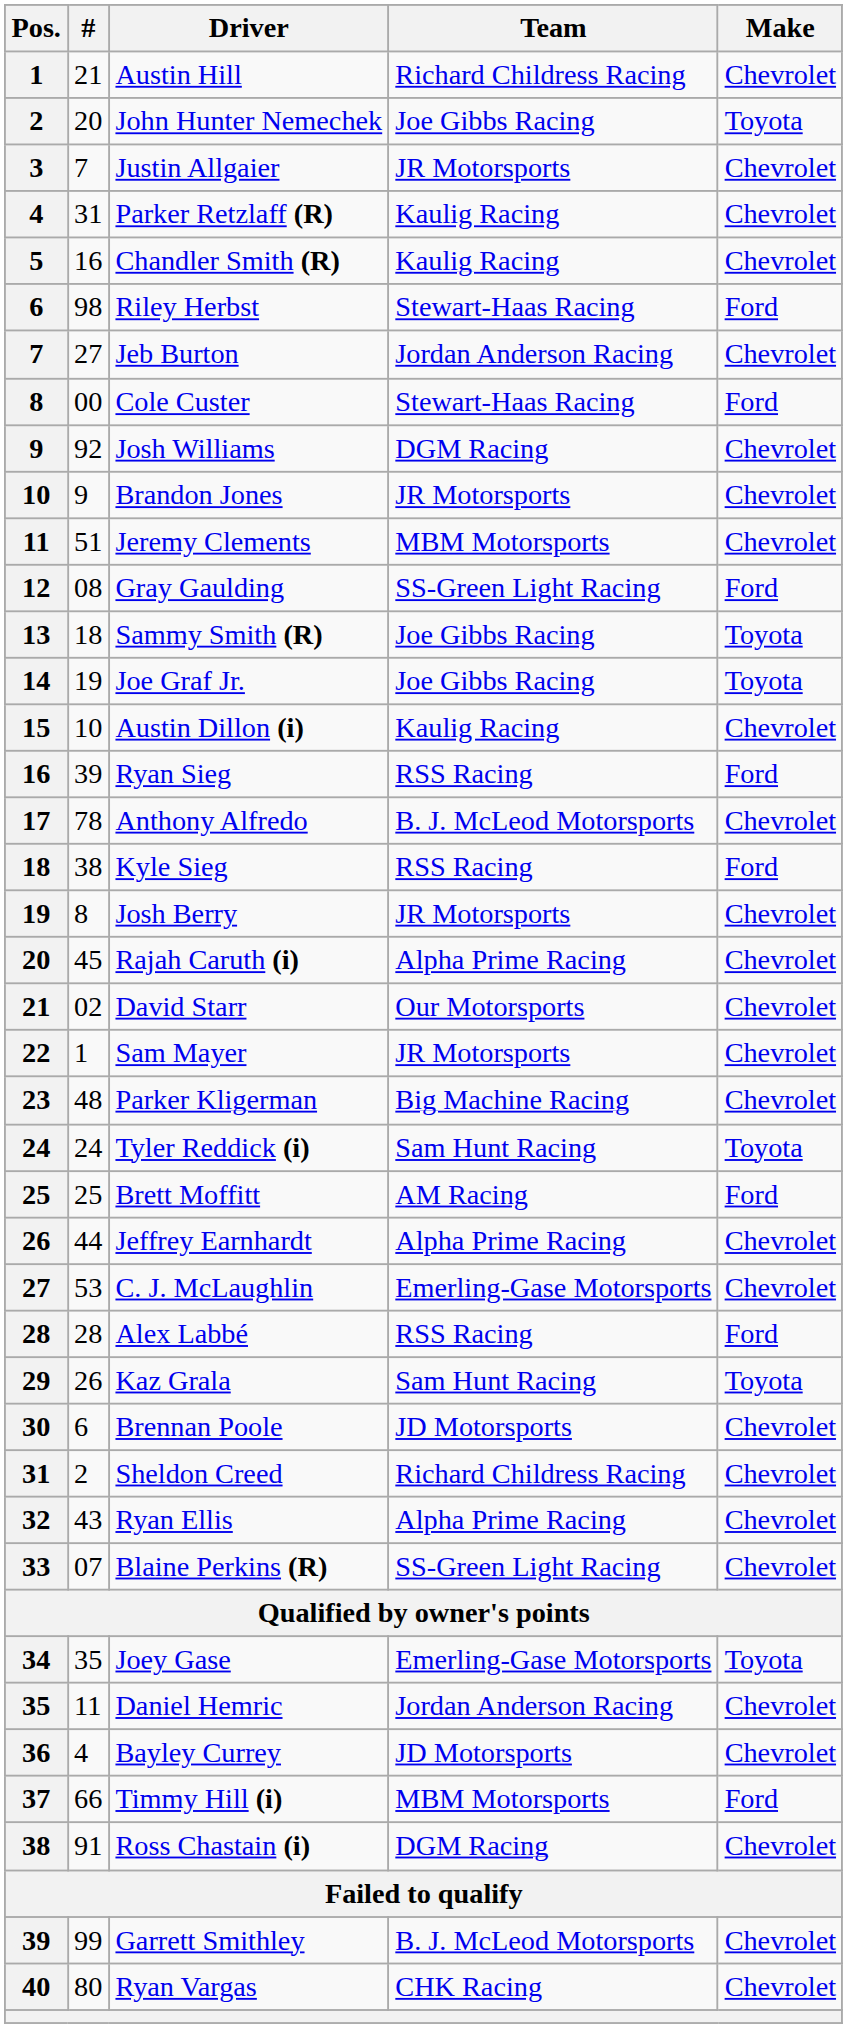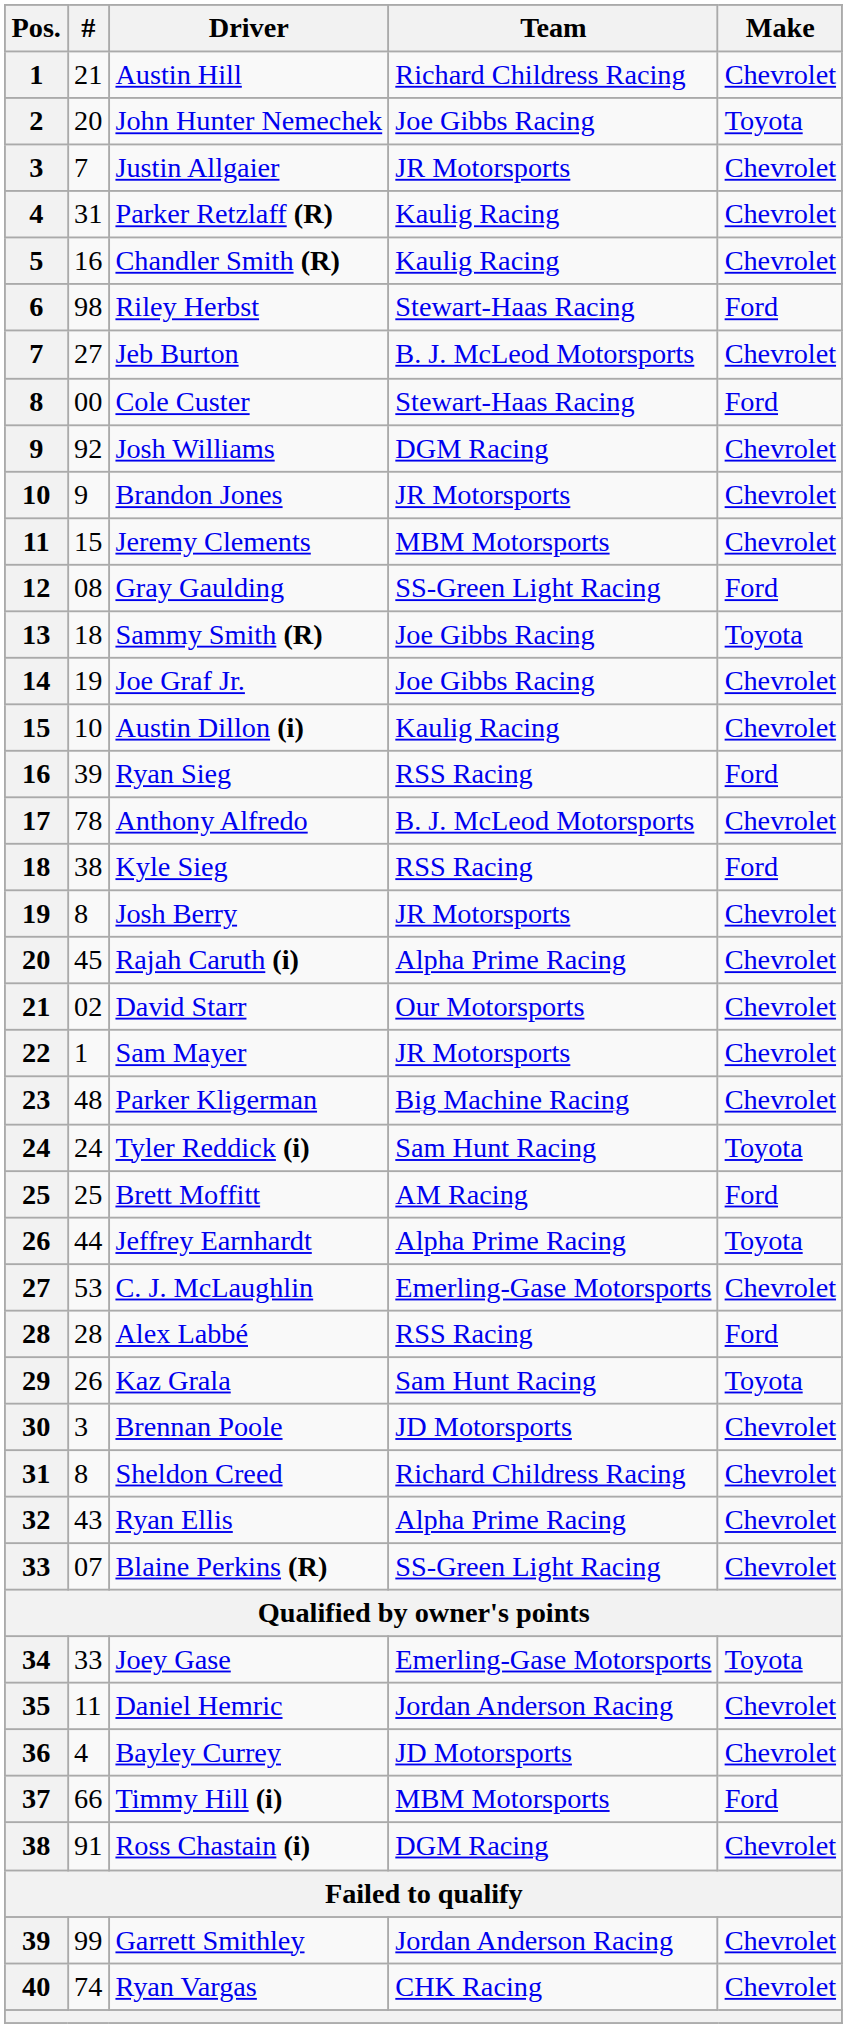(534, 354) Jordan Anderson Racing -> (545, 354) B. J. McLeod Motorsports
(88, 540) 51 -> (88, 540) 15
(764, 680) Toyota -> (780, 680) Chevrolet
(780, 1240) Chevrolet -> (764, 1240) Toyota
(81, 1426) 6 -> (81, 1426) 3
(81, 1473) 2 -> (81, 1473) 8
(88, 1659) 35 -> (88, 1659) 33
(545, 1939) B. J. McLeod Motorsports -> (534, 1939) Jordan Anderson Racing
(88, 1985) 80 -> (88, 1985) 74
